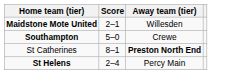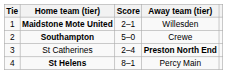+ column: (12, 10)
(112, 50) 8–1 -> (128, 50) 2–4
(112, 63) 2–4 -> (128, 63) 8–1
